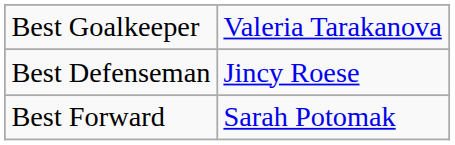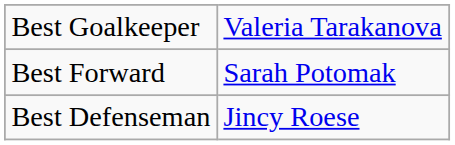rows swapped: (111, 71) <-> (88, 116)
